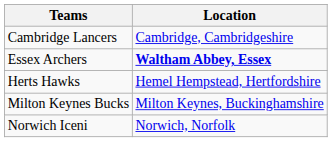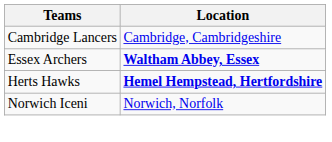(228, 81) normal -> (223, 81) bold
- row: (68, 103)
